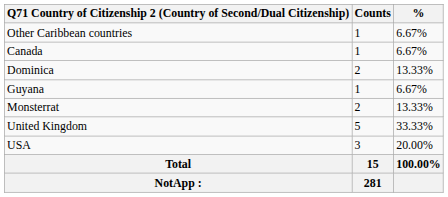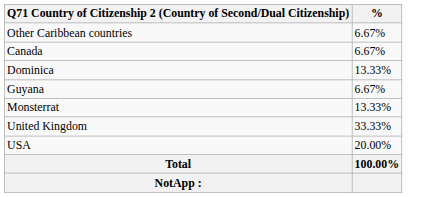- column: (373, 13)
